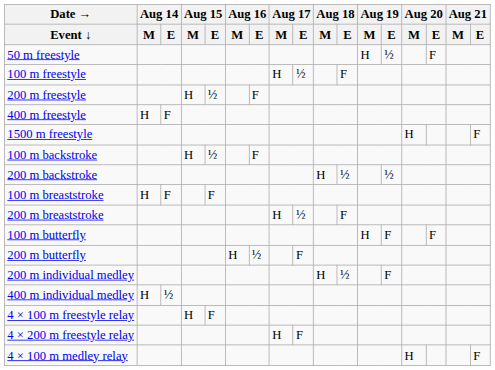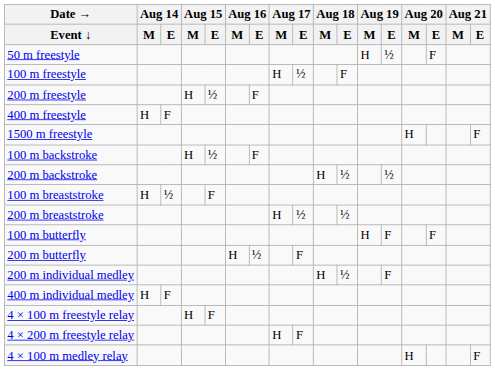(167, 194) F -> (168, 194) ½
(344, 214) F -> (345, 214) ½
(168, 295) ½ -> (167, 295) F
